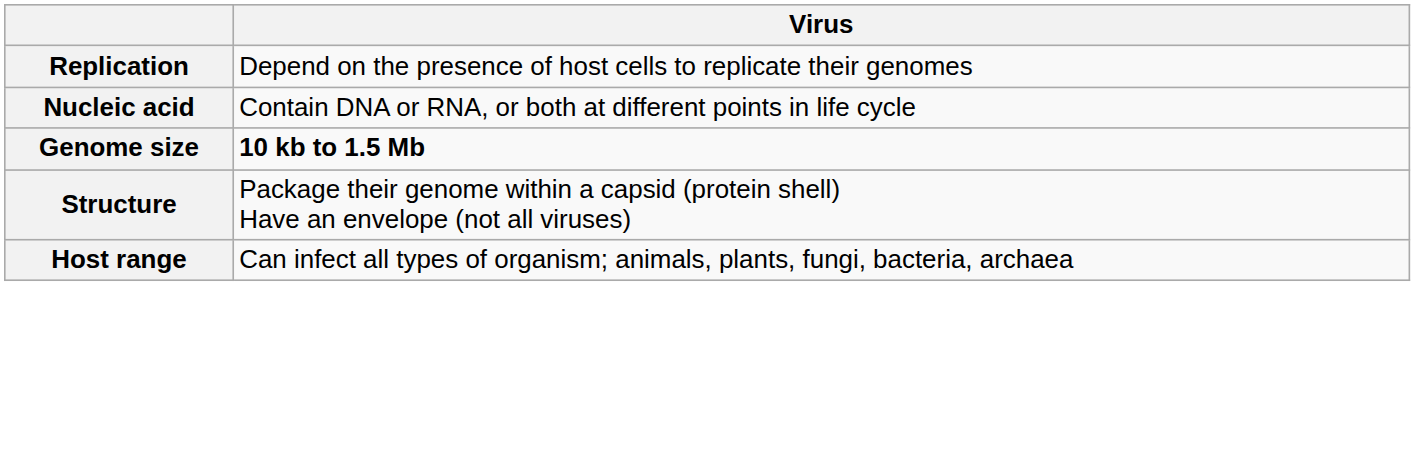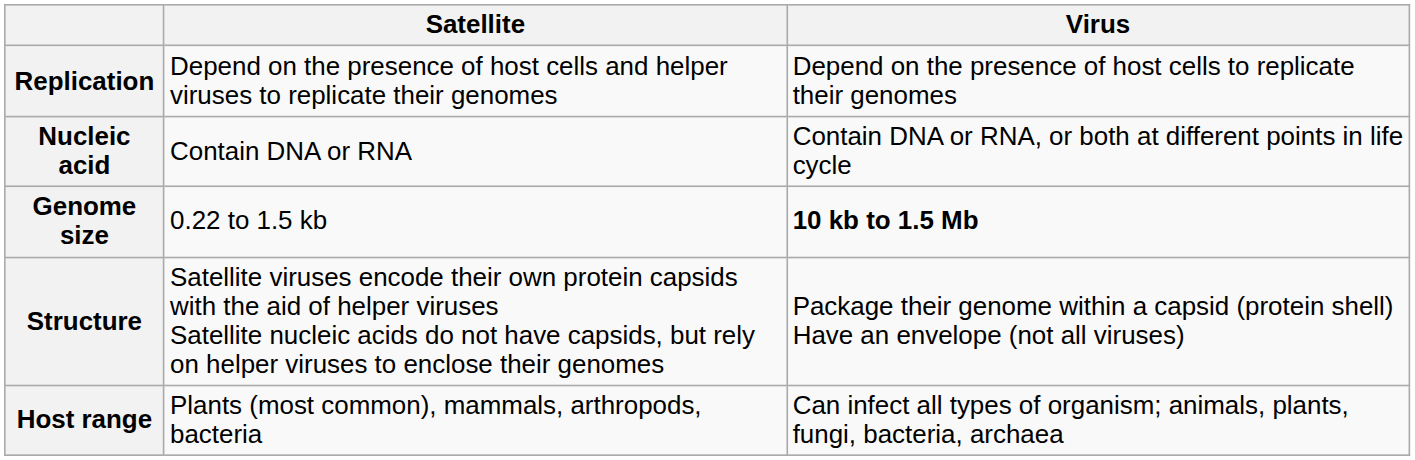+ column: (475, 25)
